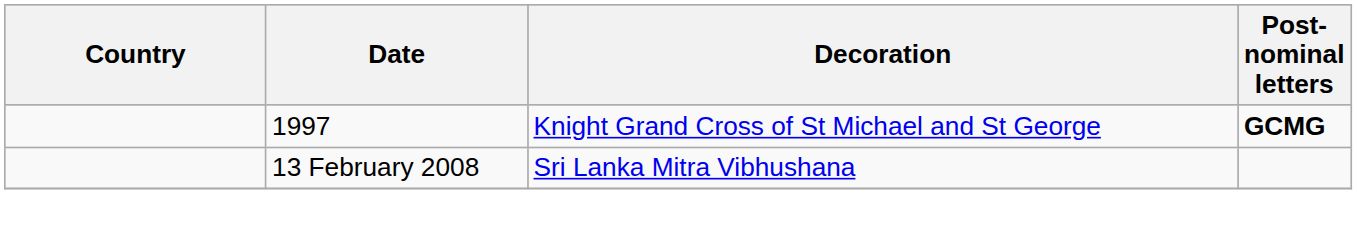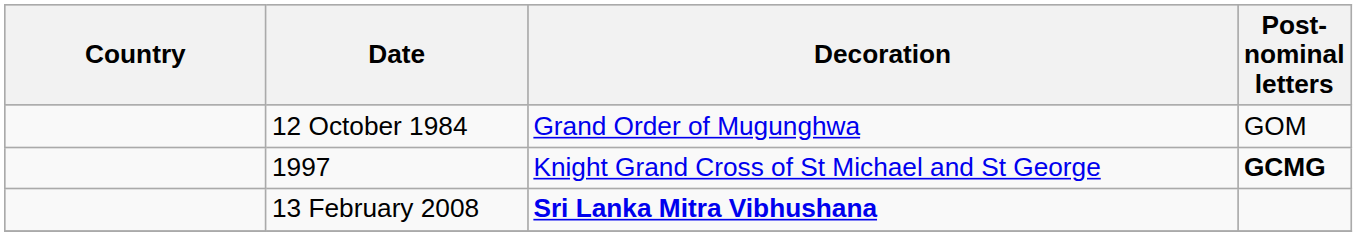+ row: (370, 125)
(694, 167) normal -> (705, 209) bold
